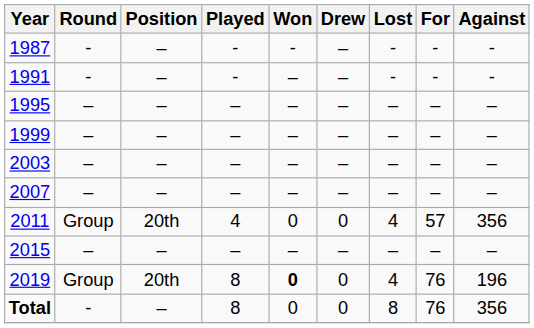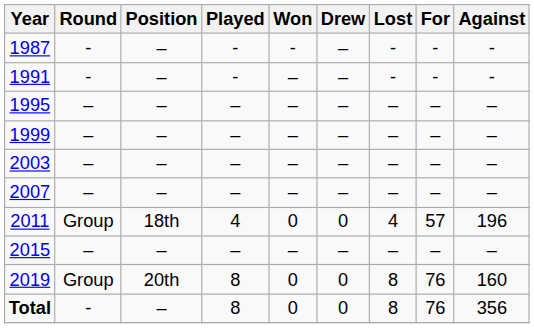(162, 221) 20th -> (162, 221) 18th
(492, 221) 356 -> (492, 221) 196
(293, 279) bold -> (293, 279) normal
(393, 279) 4 -> (393, 279) 8
(492, 279) 196 -> (492, 279) 160
